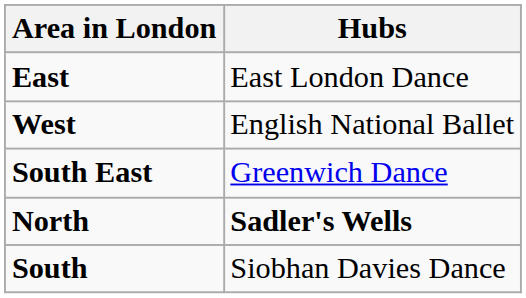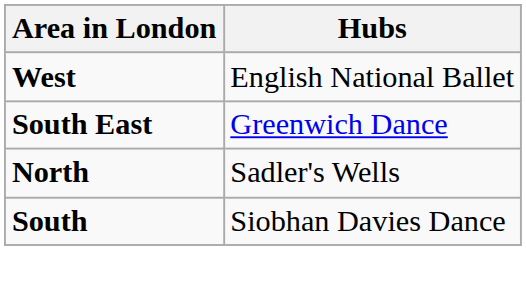- row: (40, 76)
(321, 220) bold -> (315, 172) normal
